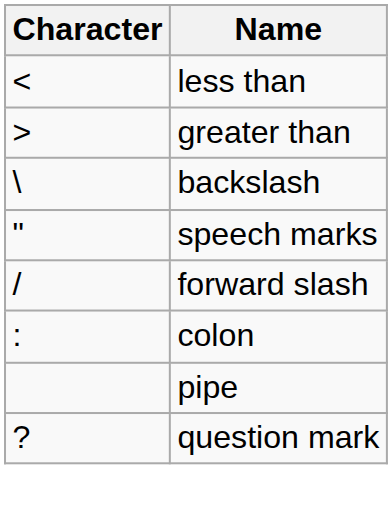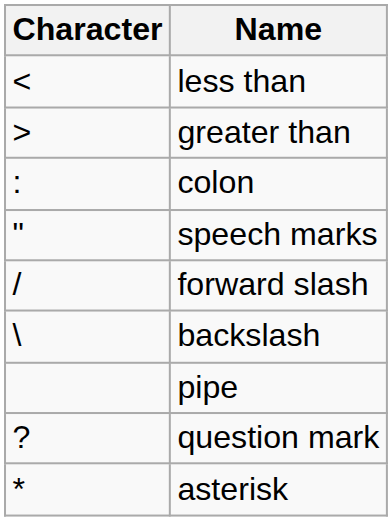rows swapped: (216, 336) <-> (249, 183)
+ row: (233, 489)
